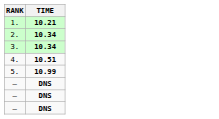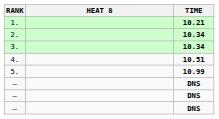+ column: (100, 10)
